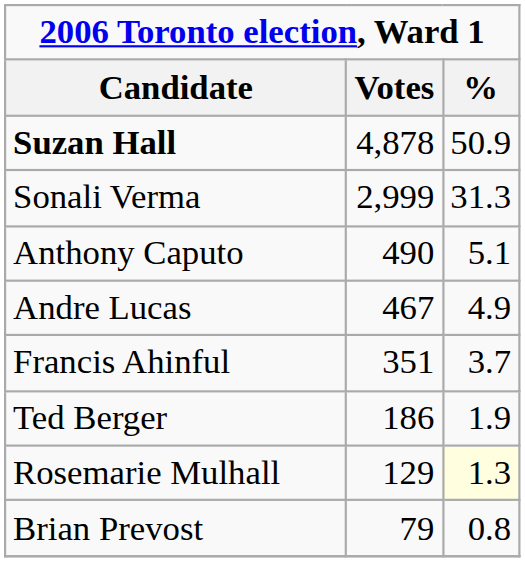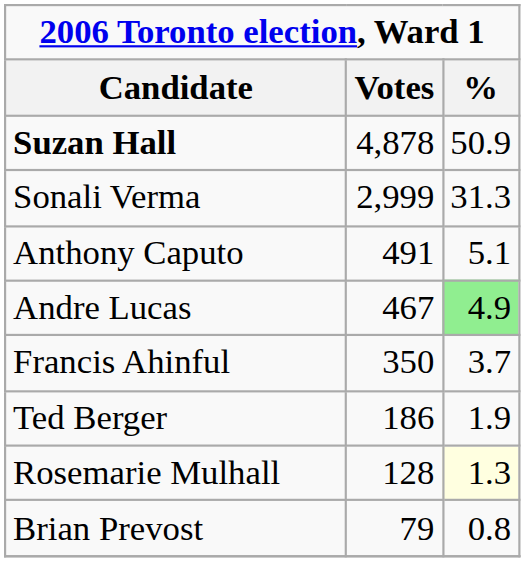(408, 252) 490 -> (408, 252) 491
(489, 307) no background -> (489, 307) lightgreen background
(408, 362) 351 -> (408, 362) 350
(408, 472) 129 -> (408, 472) 128
